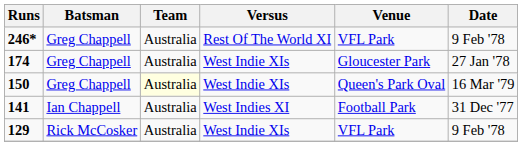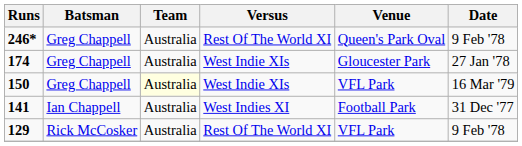(366, 38) VFL Park -> (391, 38) Queen's Park Oval
(391, 84) Queen's Park Oval -> (366, 84) VFL Park
(246, 130) West Indie XIs -> (267, 130) Rest Of The World XI
